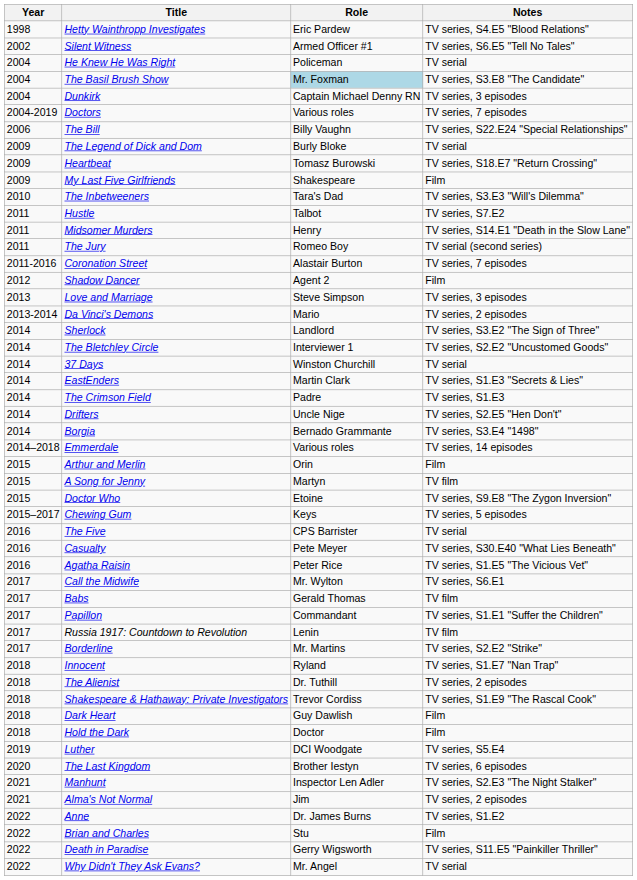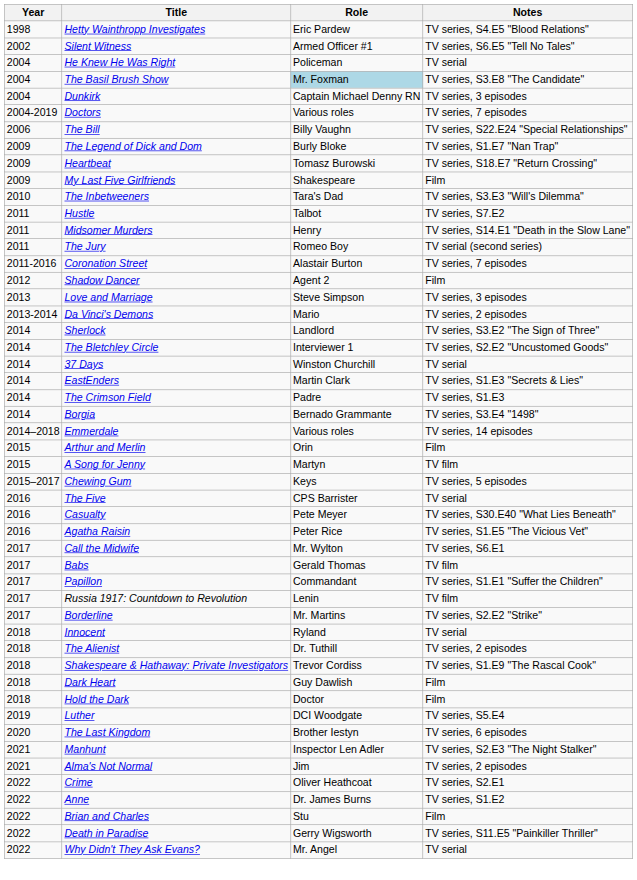(446, 146) TV serial -> (492, 146) TV series, S1.E7 "Nan Trap"
- row: (82, 414)
- row: (92, 498)
(492, 666) TV series, S1.E7 "Nan Trap" -> (446, 632) TV serial
+ row: (79, 783)
